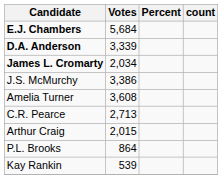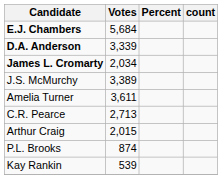(123, 81) 3,386 -> (123, 81) 3,389
(123, 98) 3,608 -> (124, 98) 3,611
(128, 149) 864 -> (128, 149) 874
